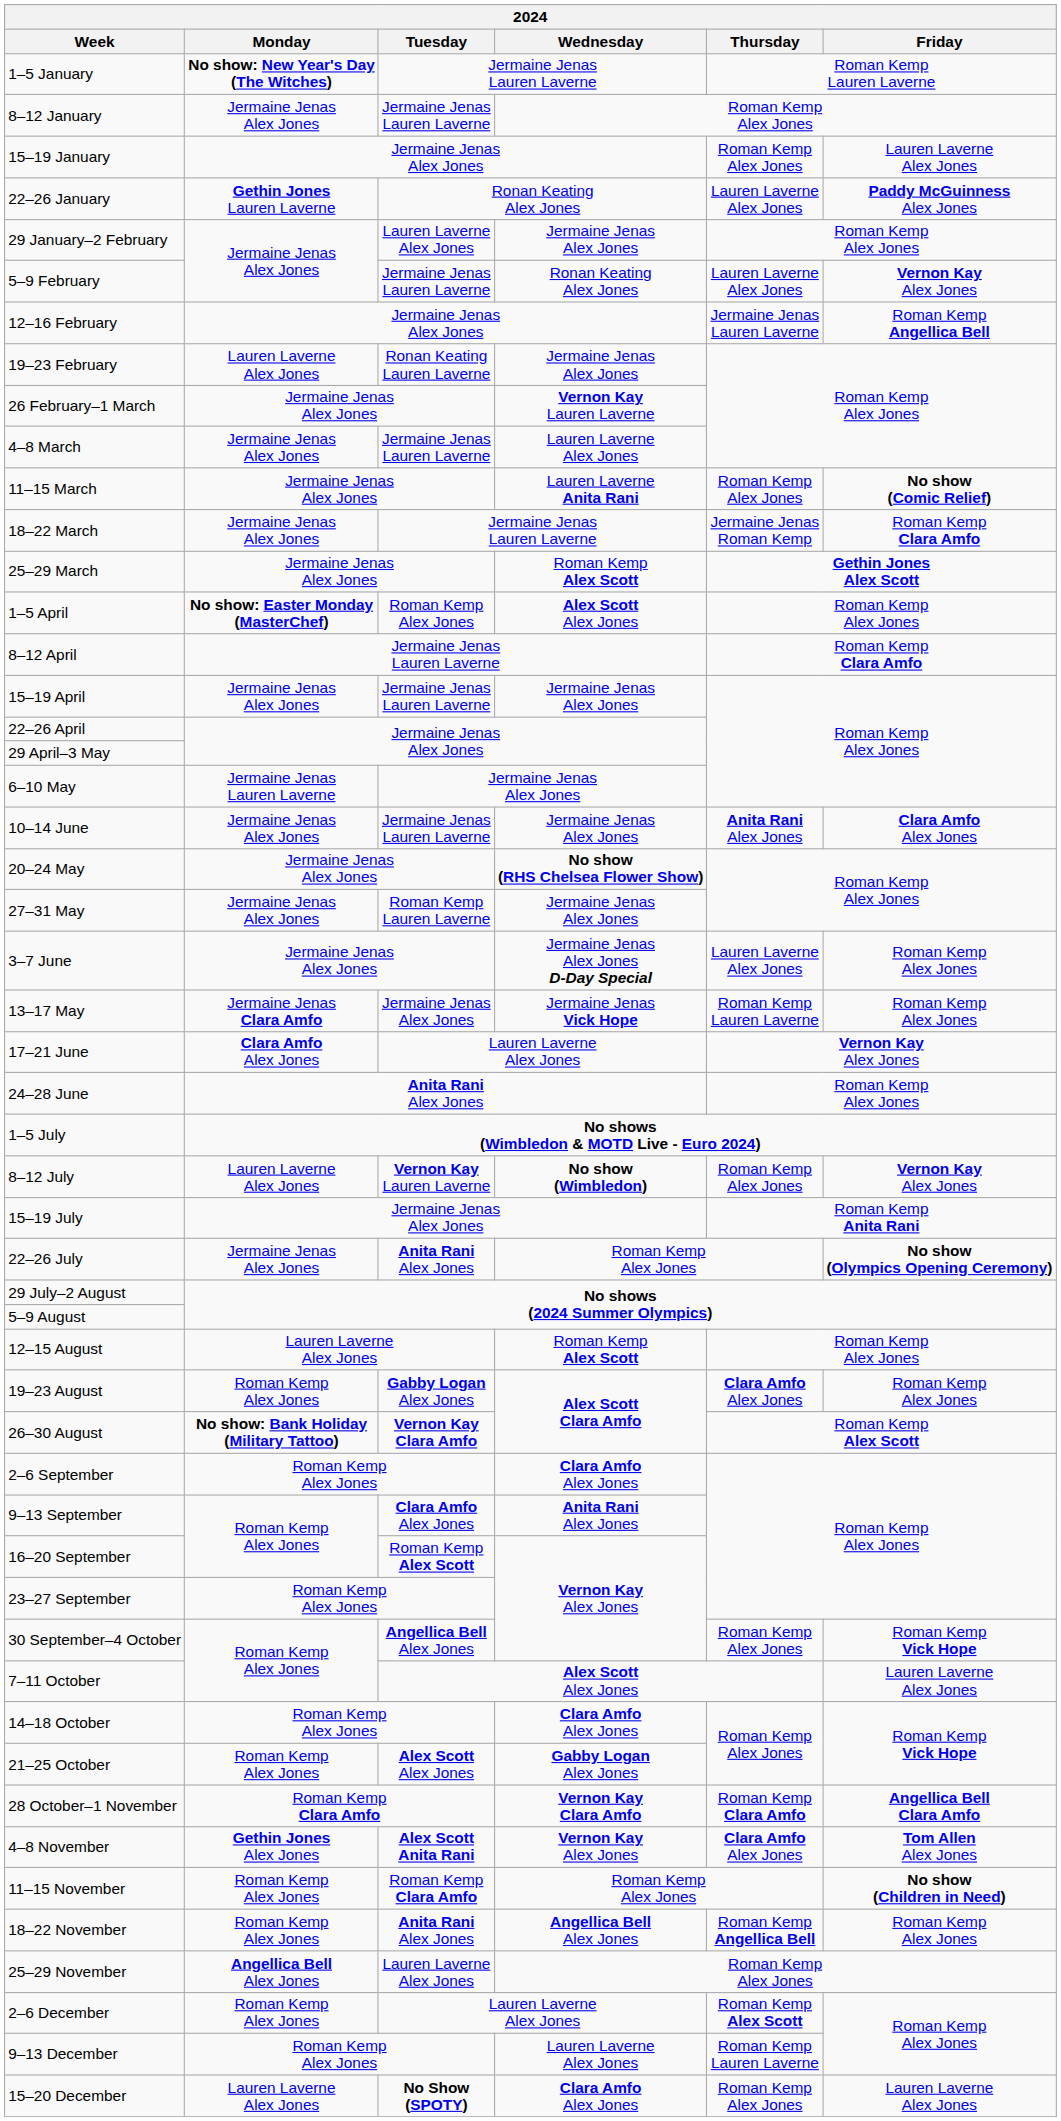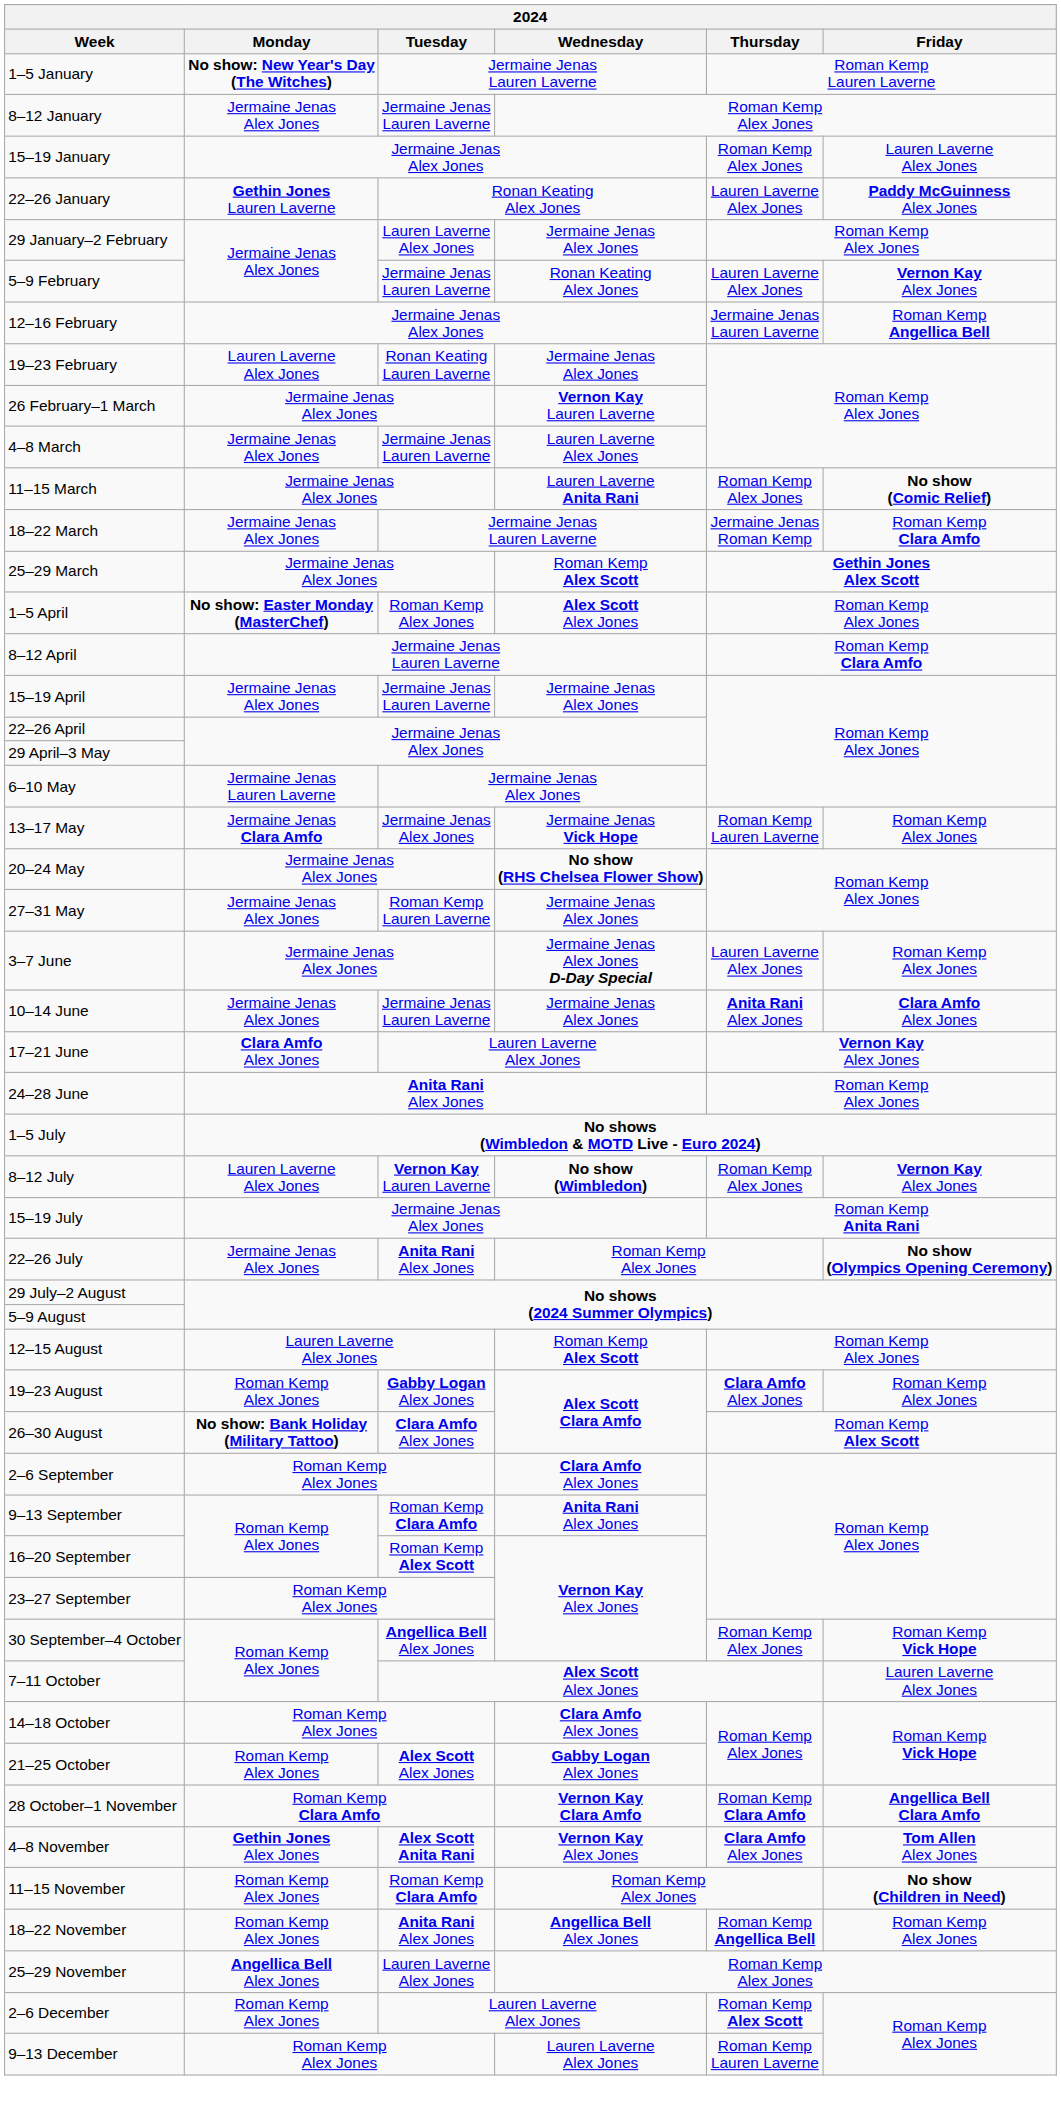rows swapped: (46, 1011) <-> (48, 828)
(436, 1433) Vernon Kay Clara Amfo -> (436, 1433) Clara Amfo Alex Jones
(436, 1516) Clara Amfo Alex Jones -> (436, 1516) Roman Kemp Clara Amfo
- row: (67, 2096)
